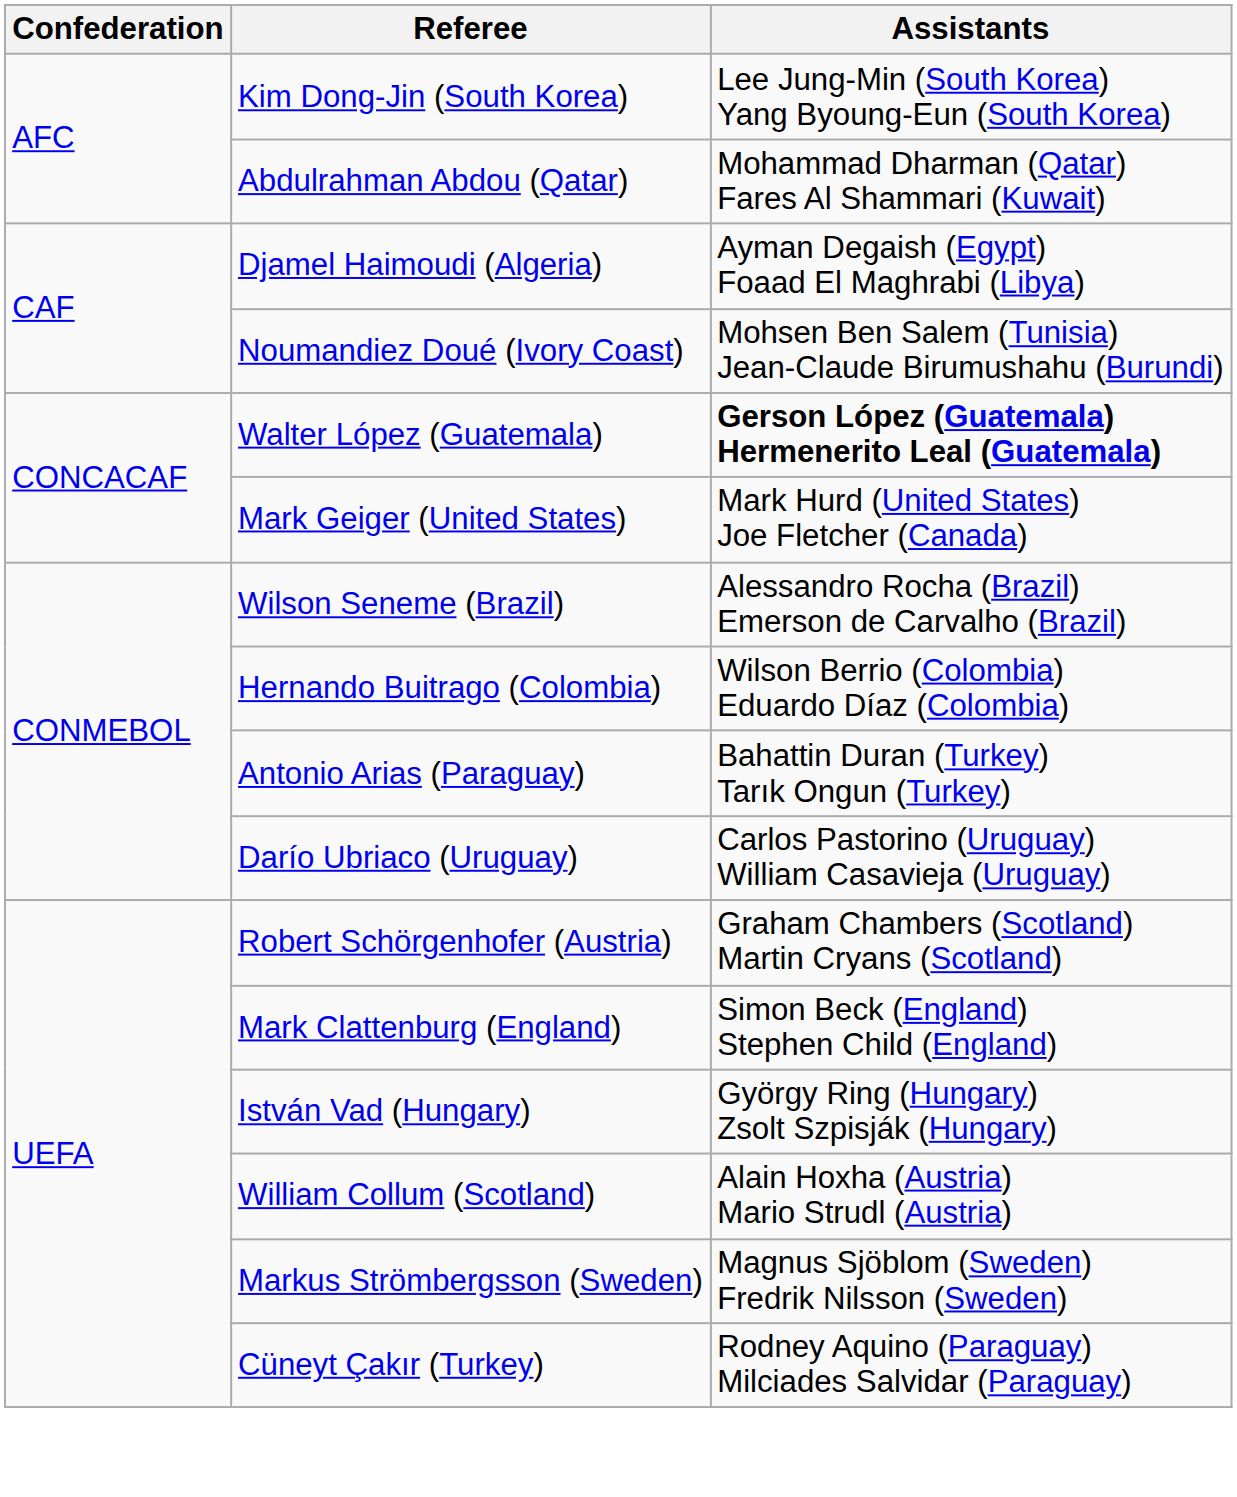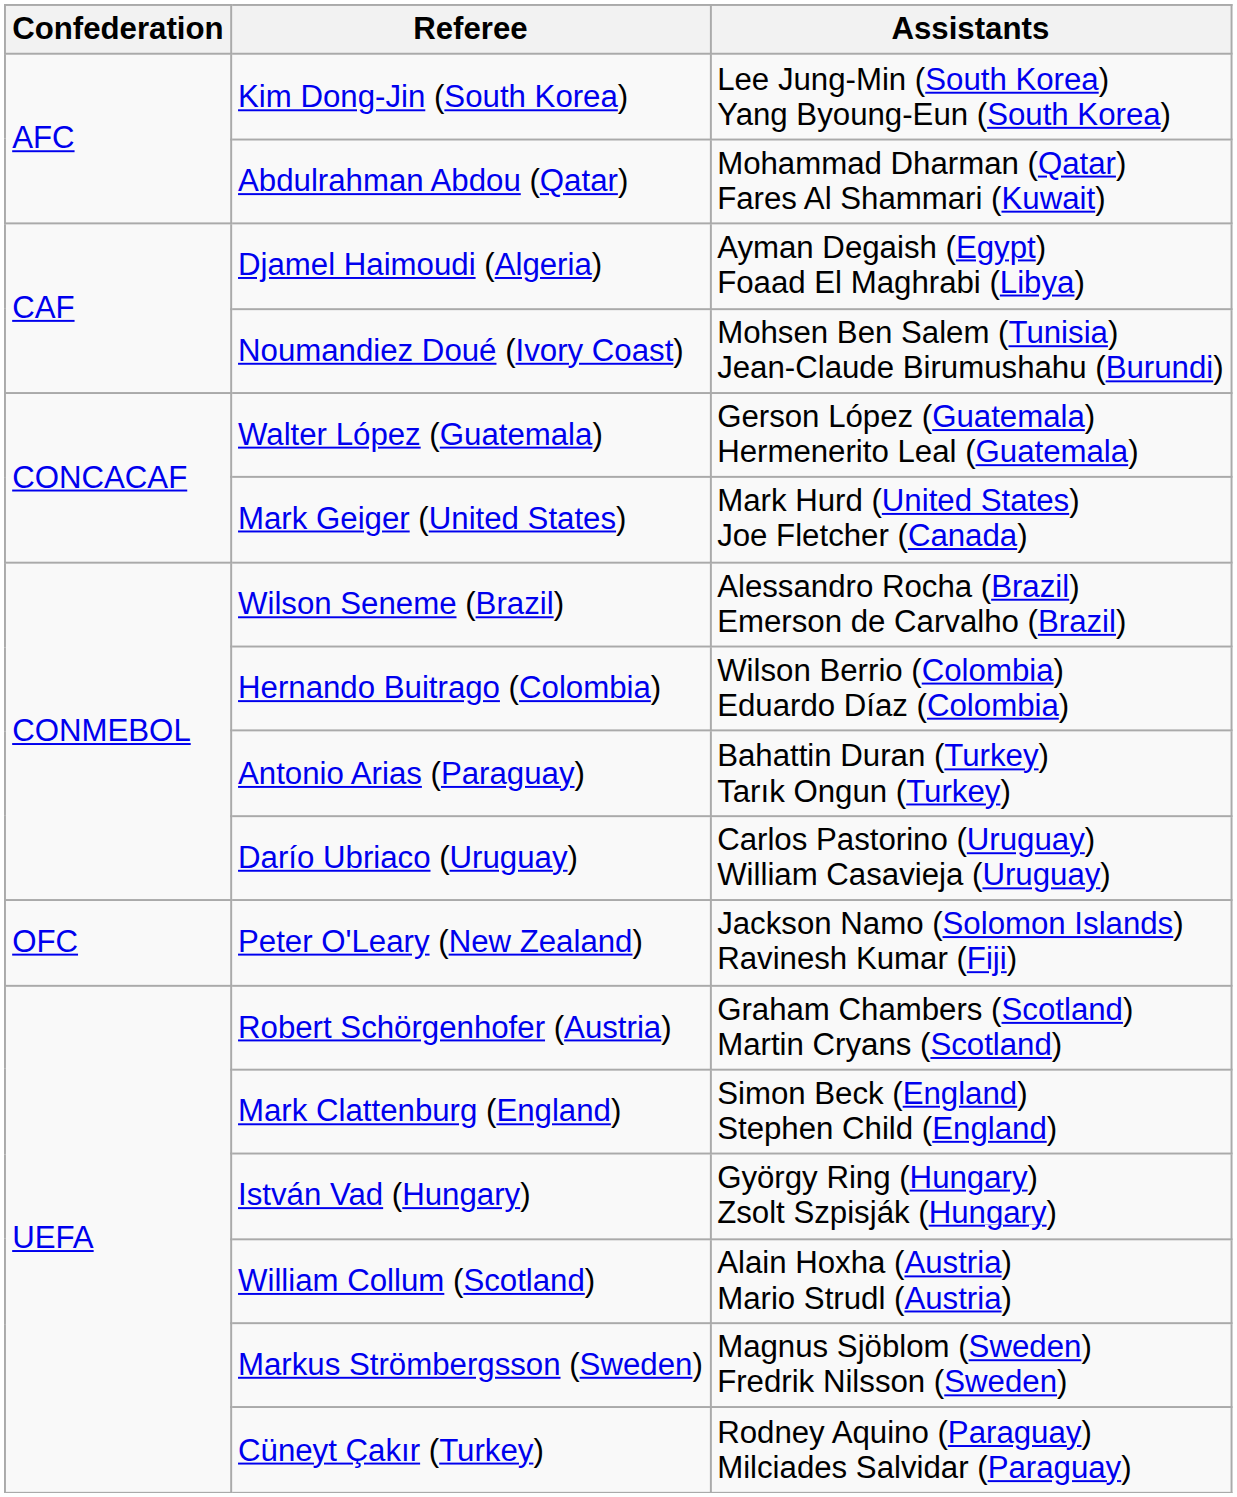(939, 434) bold -> (928, 434) normal
+ row: (440, 942)
